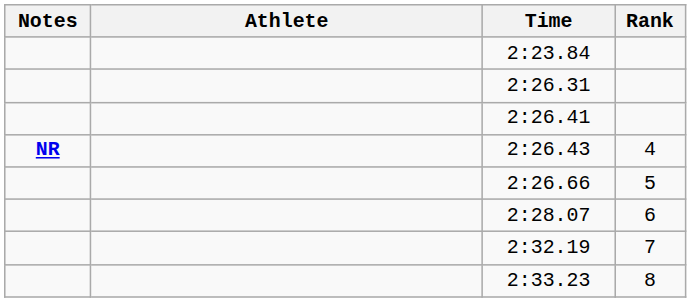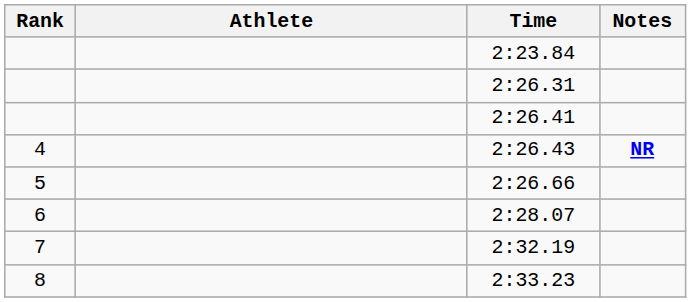columns swapped: (650, 21) <-> (48, 21)
